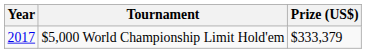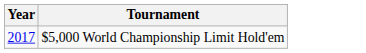- column: (325, 15)
